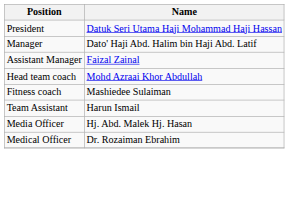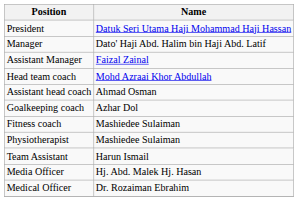+ row: (49, 92)
+ row: (45, 108)
+ row: (38, 140)
